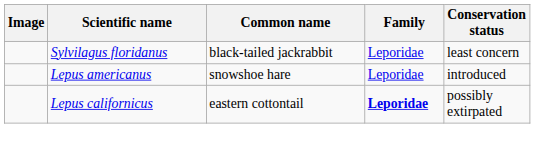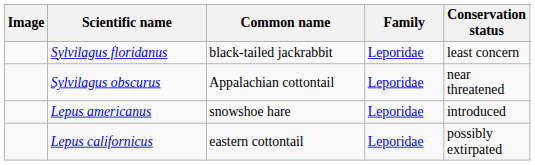+ row: (106, 82)
(398, 104) bold -> (396, 141) normal
